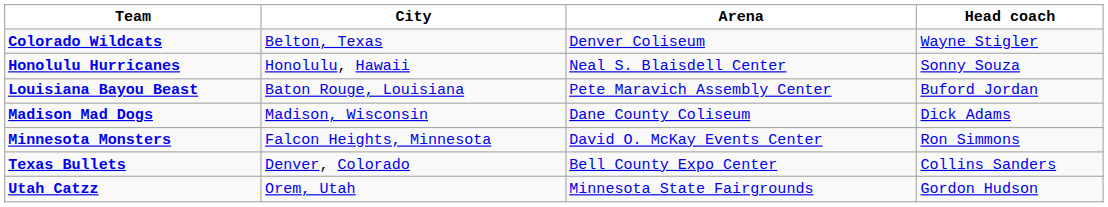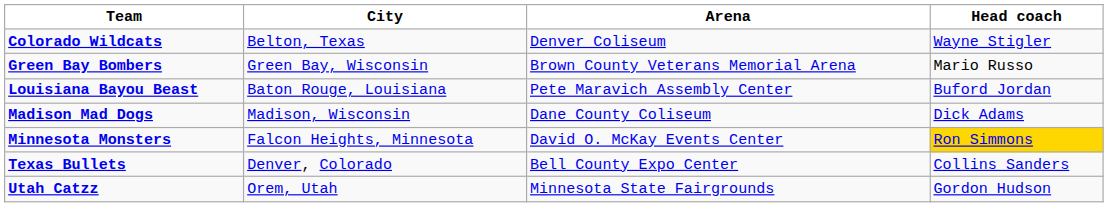+ row: (85, 66)
- row: (94, 66)
(970, 140) no background -> (983, 140) gold background
